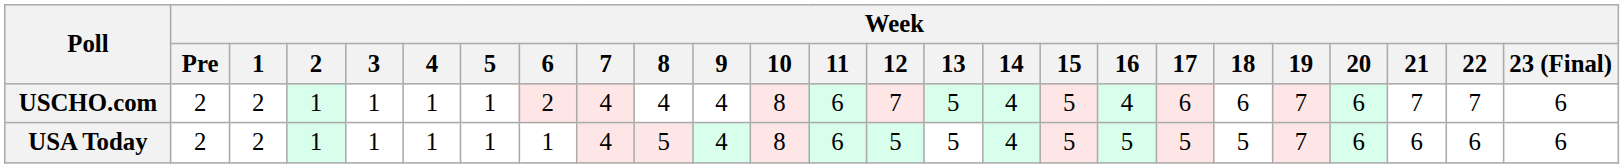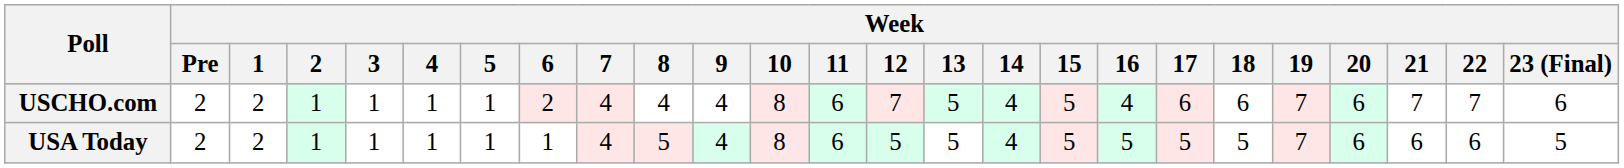(1561, 142) 6 -> (1561, 142) 5
